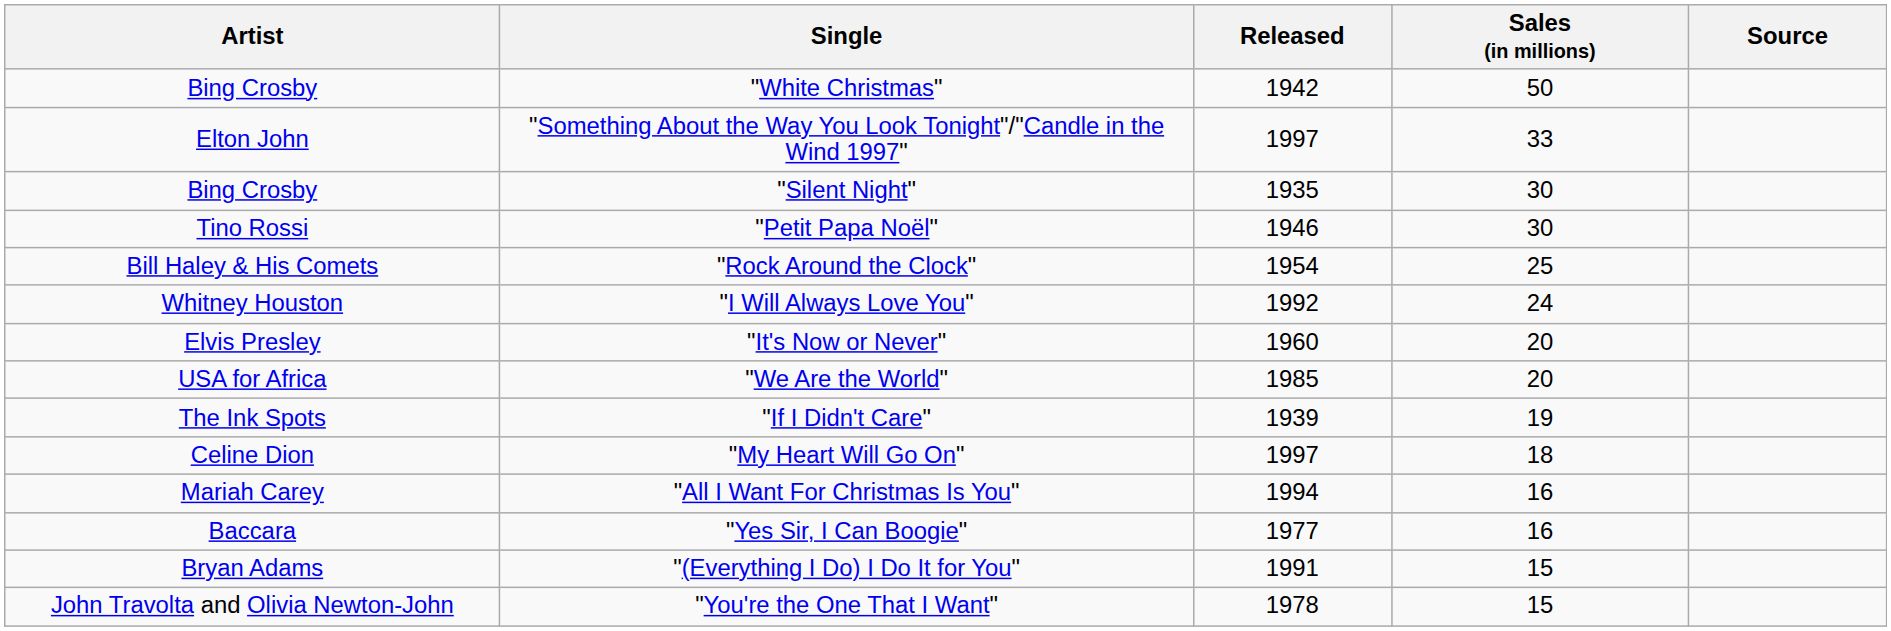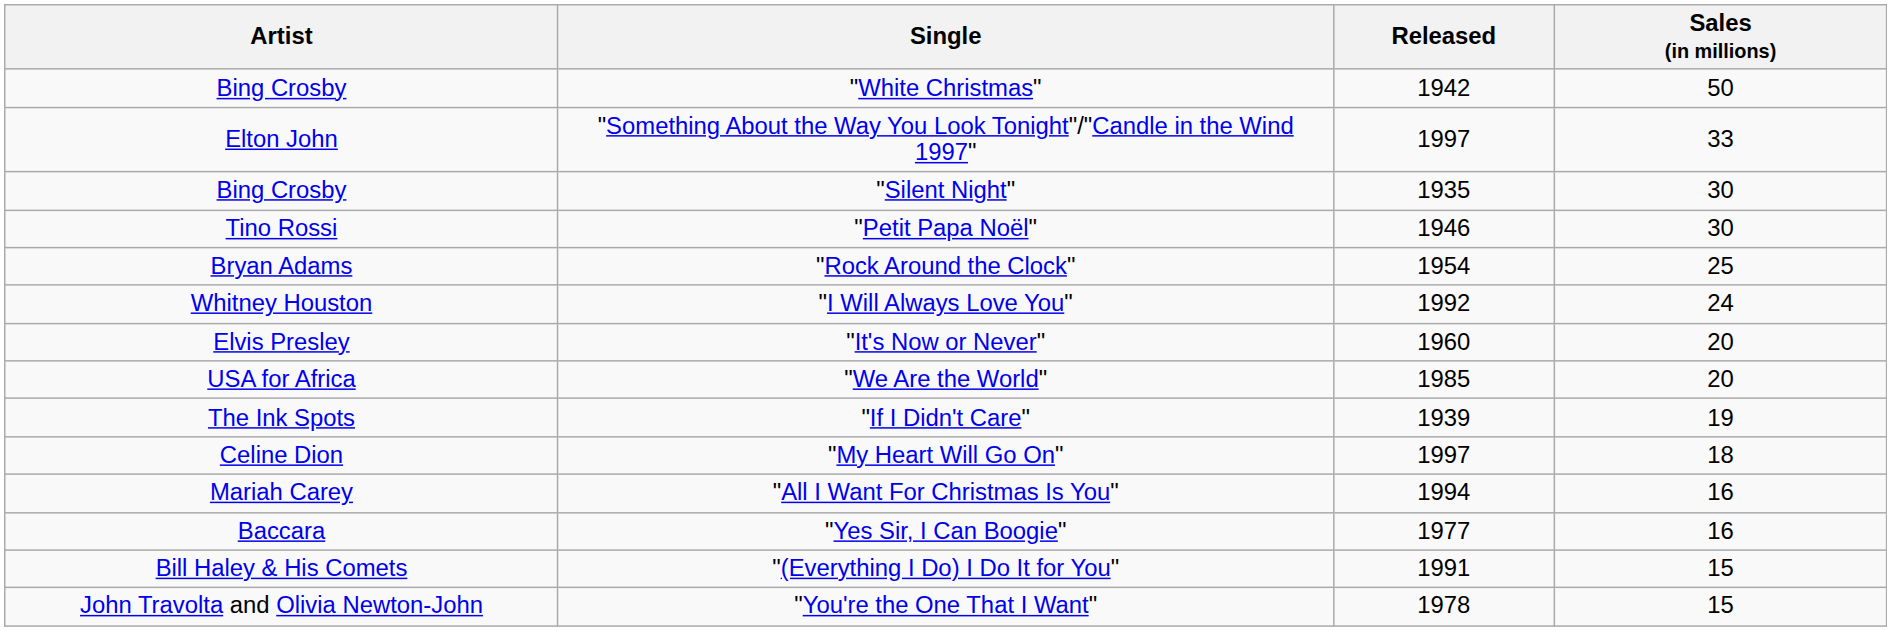- column: (1788, 36)
(252, 266) Bill Haley & His Comets -> (281, 266) Bryan Adams
(252, 568) Bryan Adams -> (281, 568) Bill Haley & His Comets
